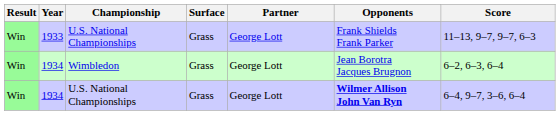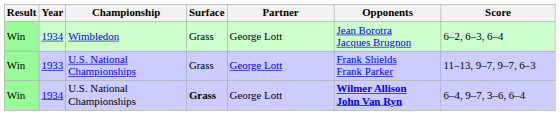rows swapped: (52, 36) <-> (52, 65)
(201, 95) normal -> (202, 95) bold
